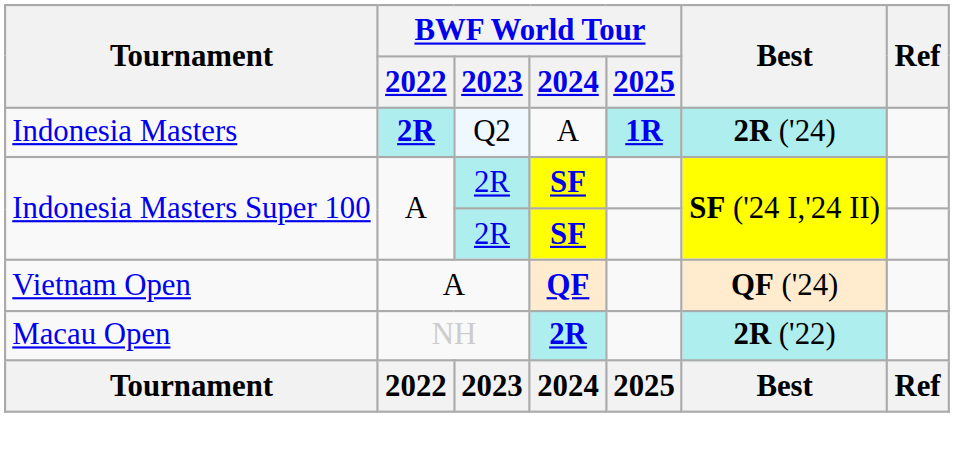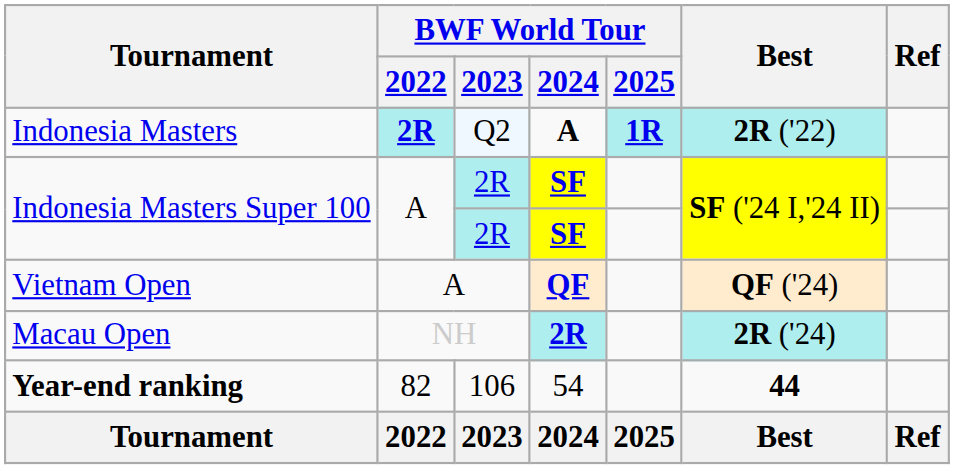(568, 131) normal -> (568, 131) bold
(785, 131) 2R ('24) -> (785, 131) 2R ('22)
(785, 335) 2R ('22) -> (785, 335) 2R ('24)
+ row: (128, 386)
